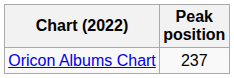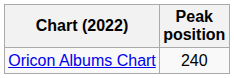(194, 60) 237 -> (194, 60) 240
